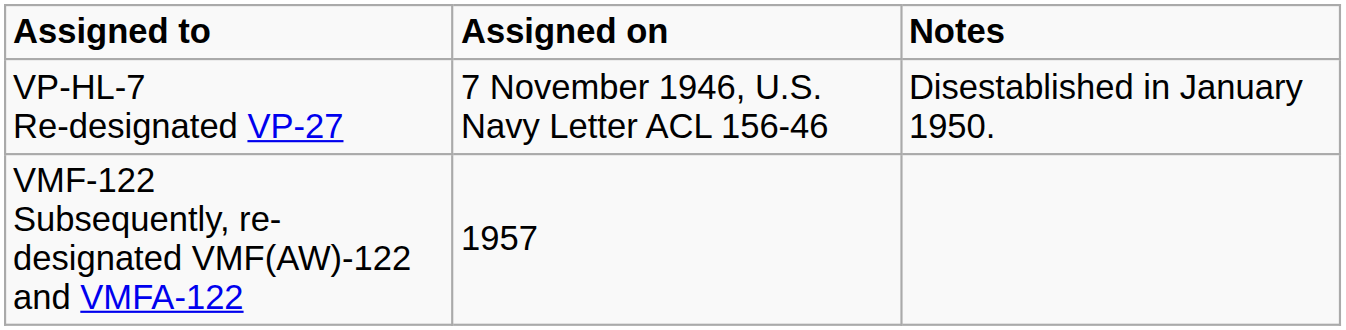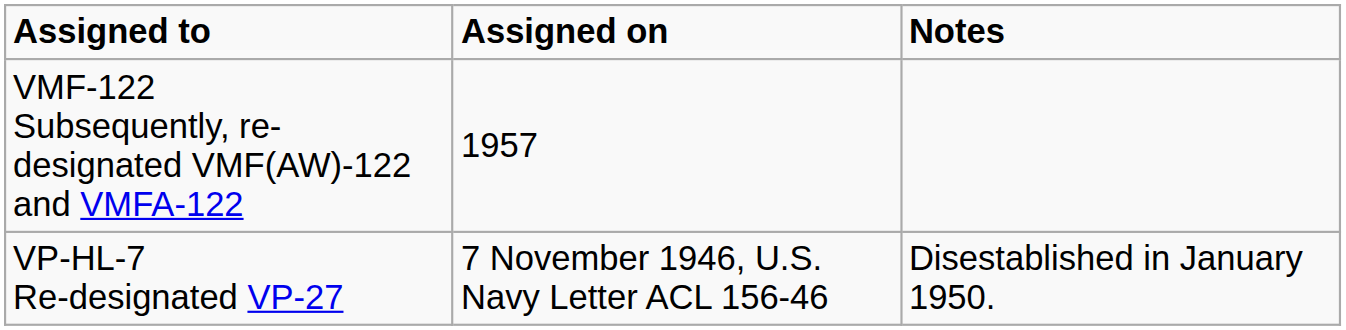rows swapped: (178, 106) <-> (212, 238)
